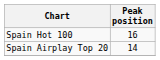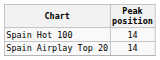(132, 35) 16 -> (132, 35) 14
